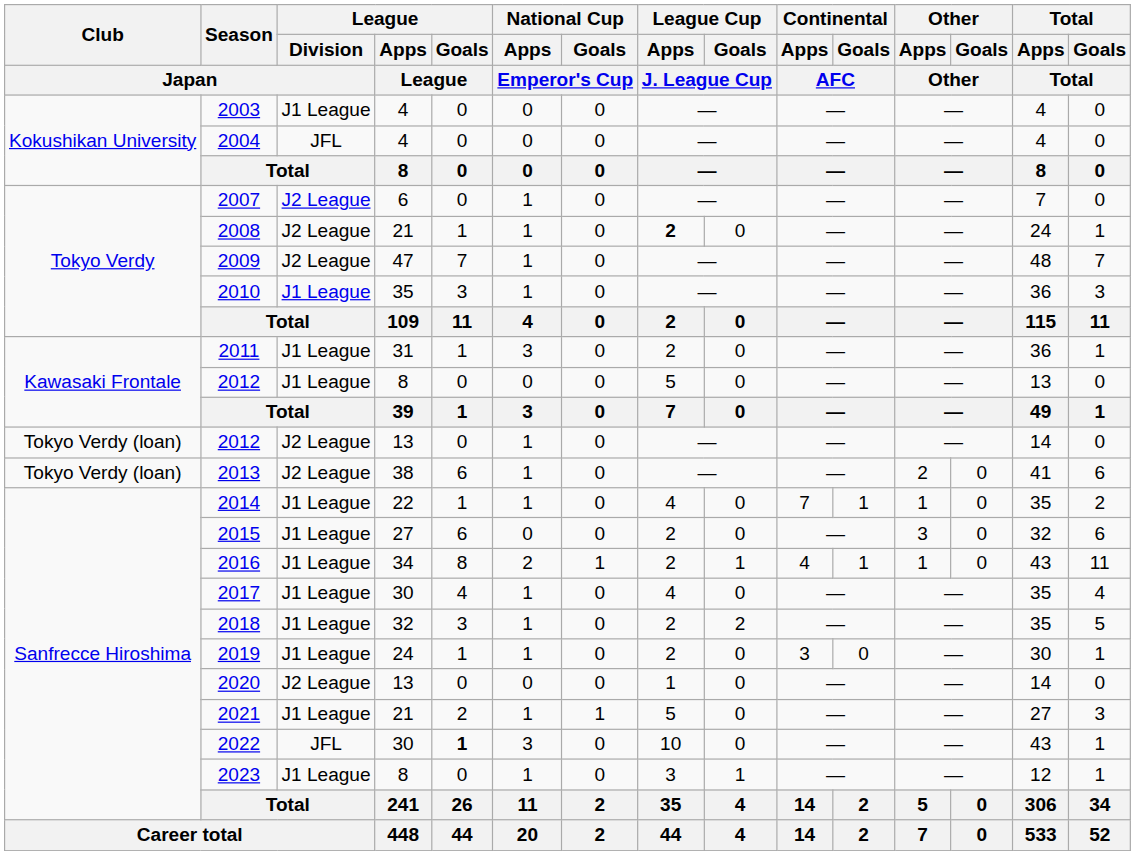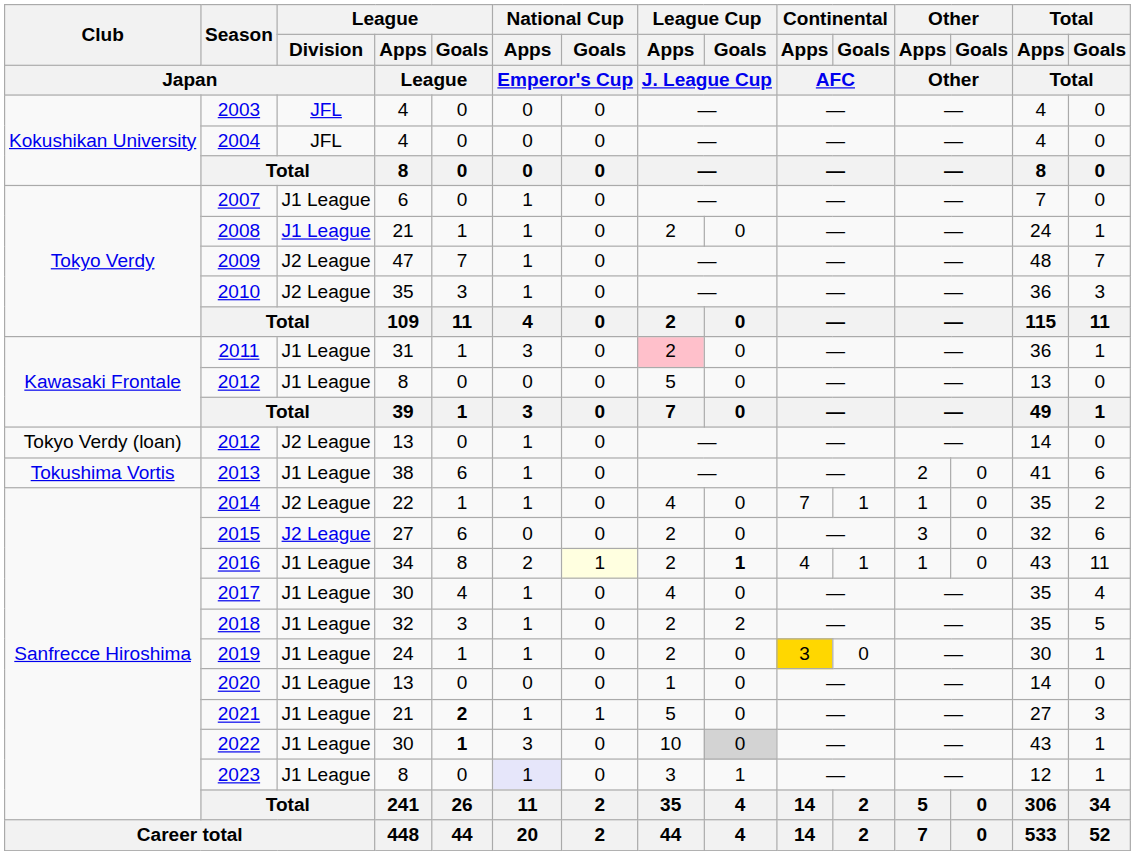(326, 110) J1 League -> (326, 110) JFL
(326, 200) J2 League -> (326, 200) J1 League
(326, 230) J2 League -> (326, 230) J1 League
(671, 230) bold -> (671, 230) normal
(326, 291) J1 League -> (326, 291) J2 League
(671, 351) no background -> (671, 351) pink background
(103, 472) Tokyo Verdy (loan) -> (103, 472) Tokushima Vortis
(326, 472) J2 League -> (326, 472) J1 League
(326, 502) J1 League -> (326, 502) J2 League
(326, 532) J1 League -> (326, 532) J2 League
(600, 563) no background -> (600, 563) lightyellow background
(740, 563) normal -> (740, 563) bold
(805, 653) no background -> (805, 653) gold background
(326, 683) J2 League -> (326, 683) J1 League
(462, 714) normal -> (462, 714) bold
(326, 744) JFL -> (326, 744) J1 League
(740, 744) no background -> (740, 744) lightgrey background
(527, 774) no background -> (527, 774) lavender background
